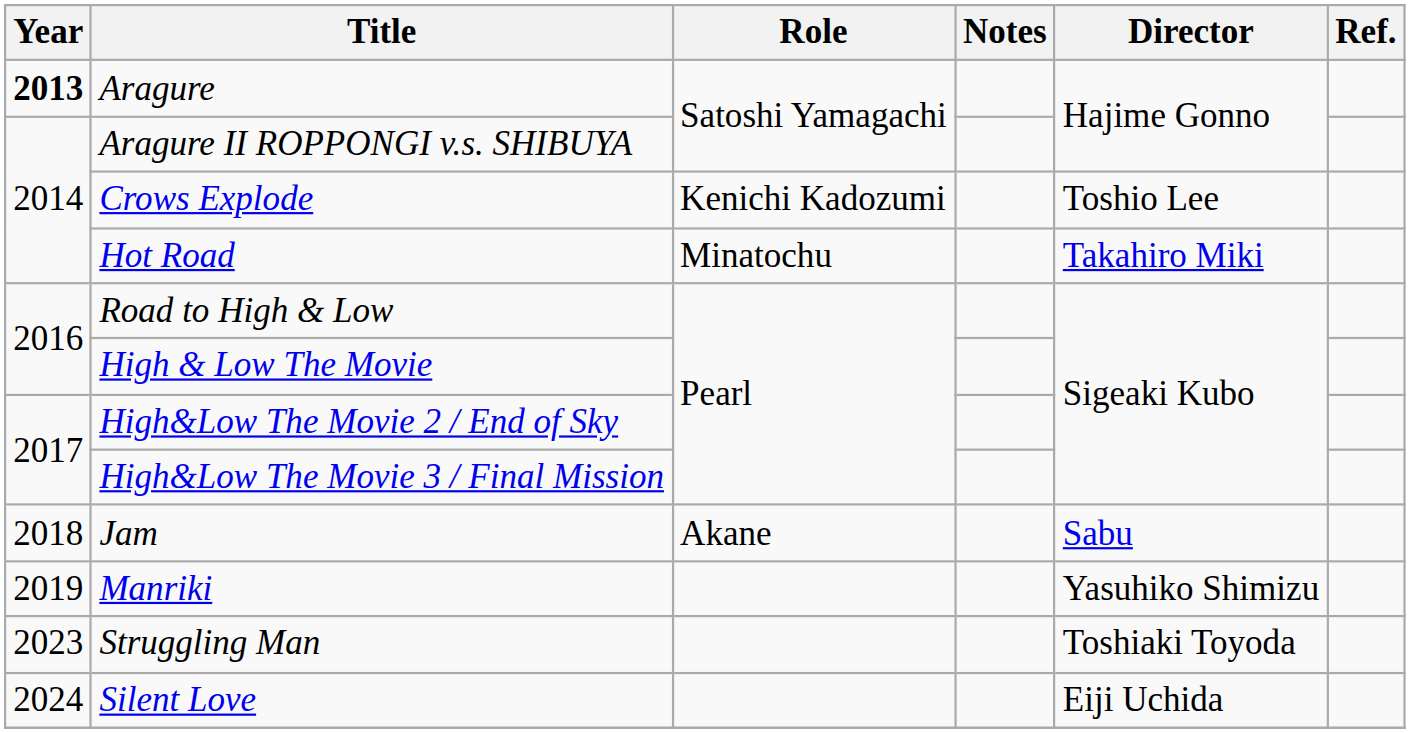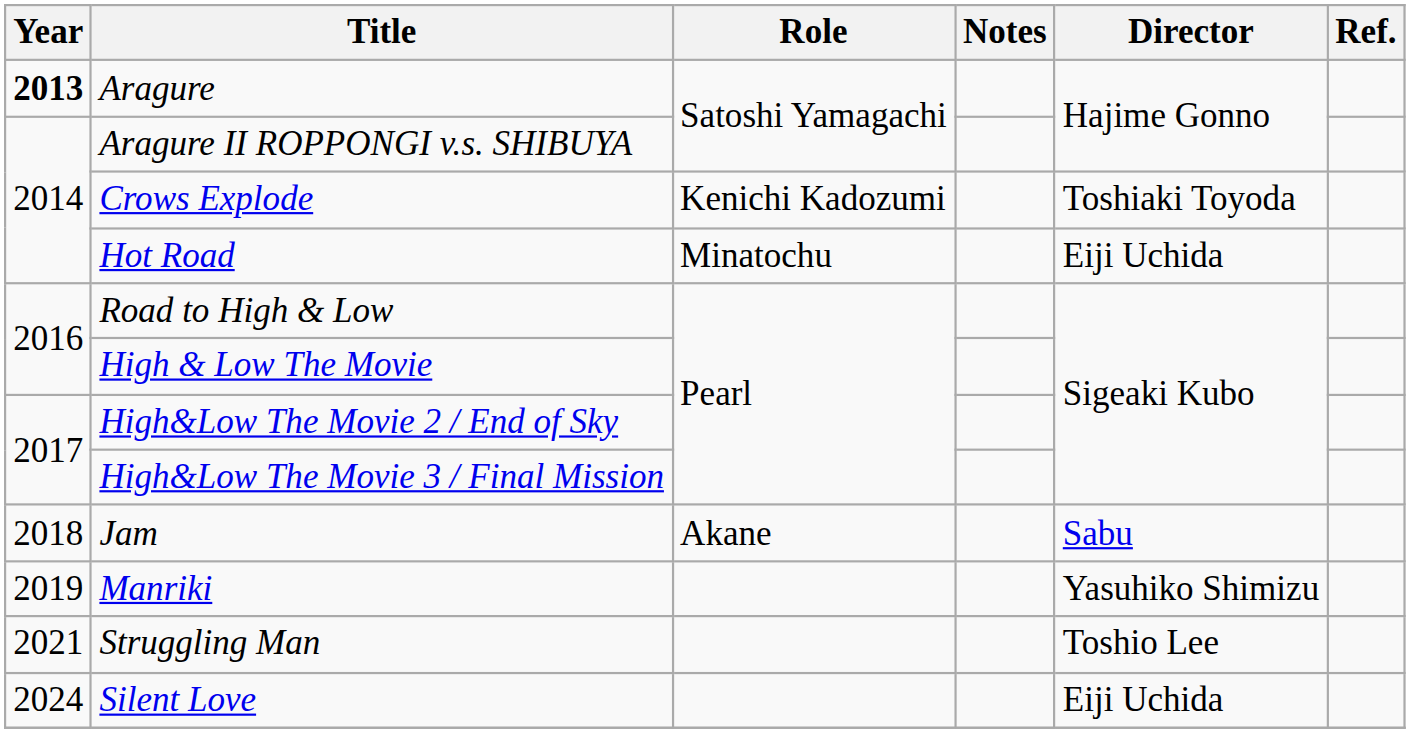(1141, 198) Toshio Lee -> (1179, 198) Toshiaki Toyoda
(1163, 254) Takahiro Miki -> (1143, 254) Eiji Uchida
(48, 643) 2023 -> (48, 643) 2021
(1179, 643) Toshiaki Toyoda -> (1141, 643) Toshio Lee
